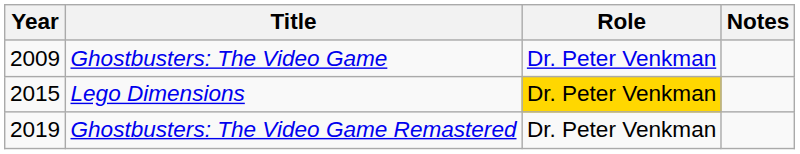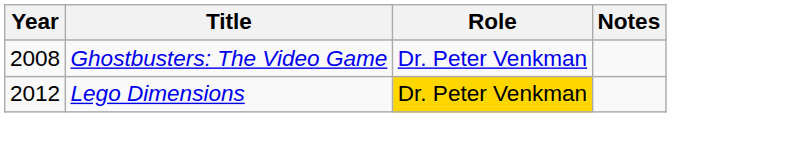(35, 58) 2009 -> (35, 58) 2008
(35, 93) 2015 -> (35, 93) 2012
- row: (293, 129)
